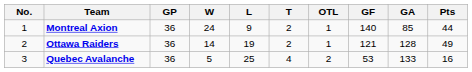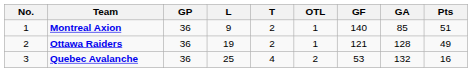- column: (209, 12)
(447, 28) 44 -> (446, 28) 51
(408, 59) 133 -> (402, 59) 132
